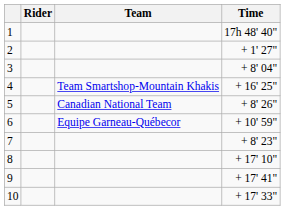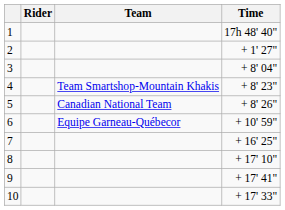(256, 86) + 16' 25" -> (259, 86) + 8' 23"
(259, 141) + 8' 23" -> (256, 141) + 16' 25"
